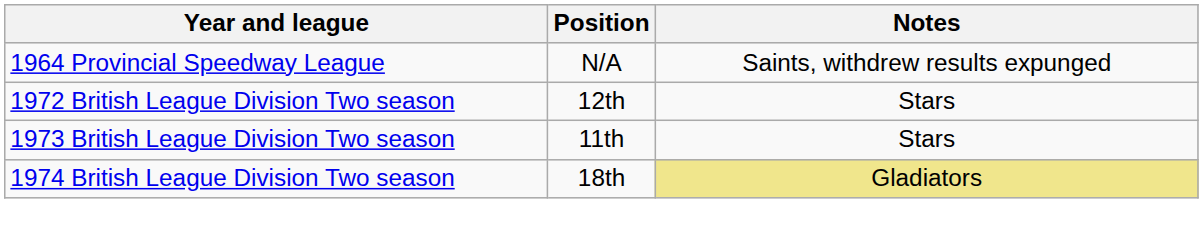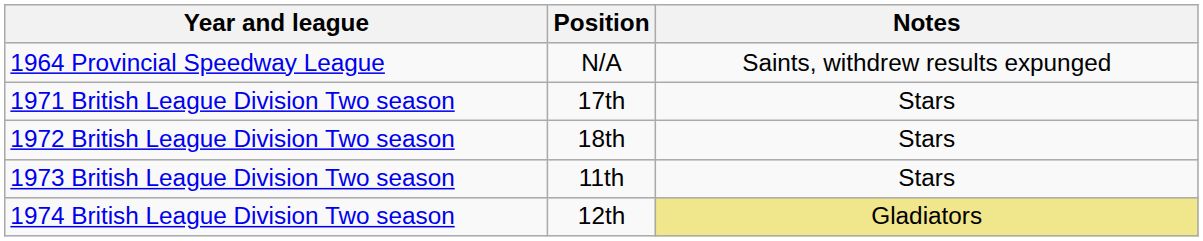+ row: (233, 100)
(602, 100) 12th -> (602, 139) 18th
(602, 178) 18th -> (602, 216) 12th
